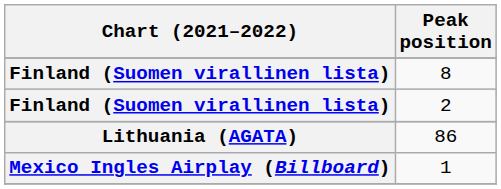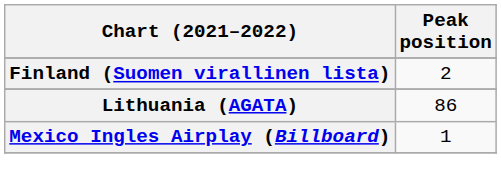- row: (446, 74)
